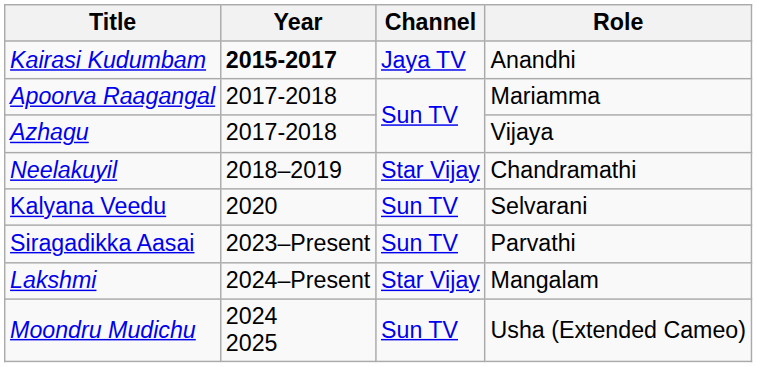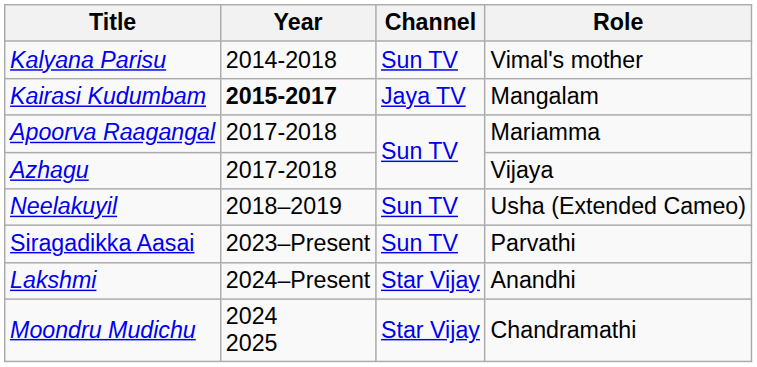+ row: (88, 59)
(533, 59) Anandhi -> (545, 96) Mangalam
(430, 170) Star Vijay -> (420, 206) Sun TV
(563, 170) Chandramathi -> (618, 206) Usha (Extended Cameo)
- row: (88, 206)
(545, 280) Mangalam -> (533, 280) Anandhi
(420, 330) Sun TV -> (430, 330) Star Vijay
(618, 330) Usha (Extended Cameo) -> (563, 330) Chandramathi
